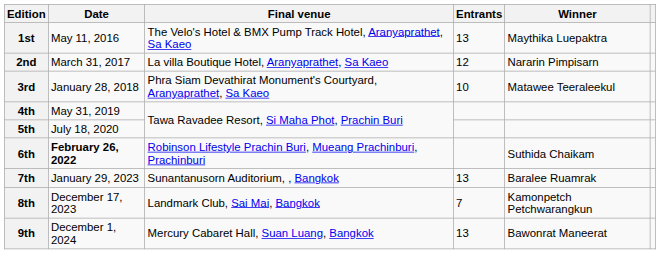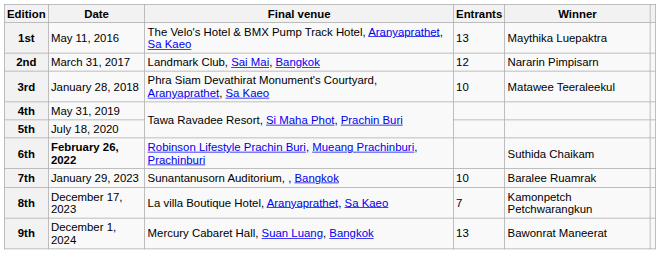(268, 62) La villa Boutique Hotel, Aranyaprathet, Sa Kaeo -> (234, 62) Landmark Club, Sai Mai, Bangkok
(462, 178) 13 -> (462, 178) 10
(234, 203) Landmark Club, Sai Mai, Bangkok -> (268, 203) La villa Boutique Hotel, Aranyaprathet, Sa Kaeo
